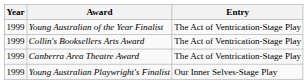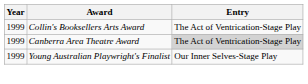- row: (96, 27)
(238, 57) no background -> (238, 42) lightgrey background
